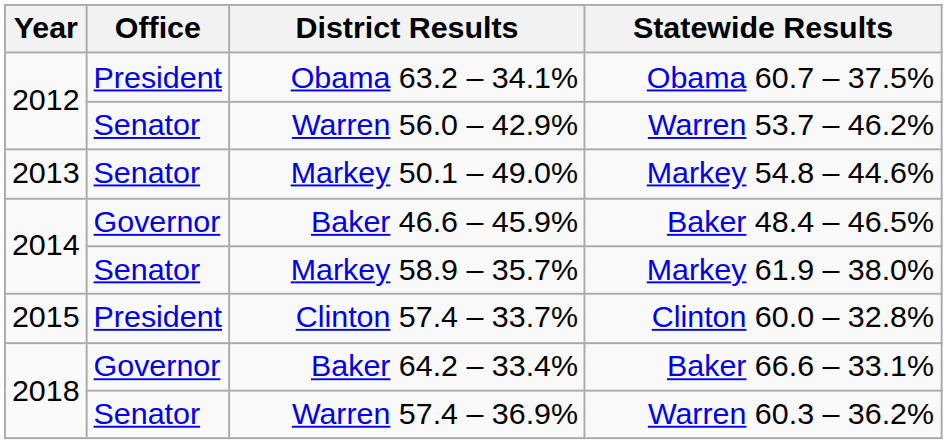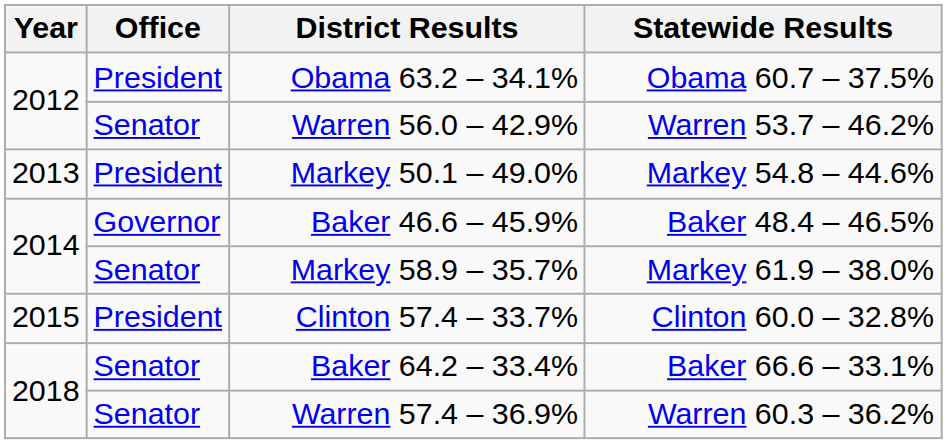(147, 173) Senator -> (158, 173) President
(157, 366) Governor -> (147, 366) Senator
